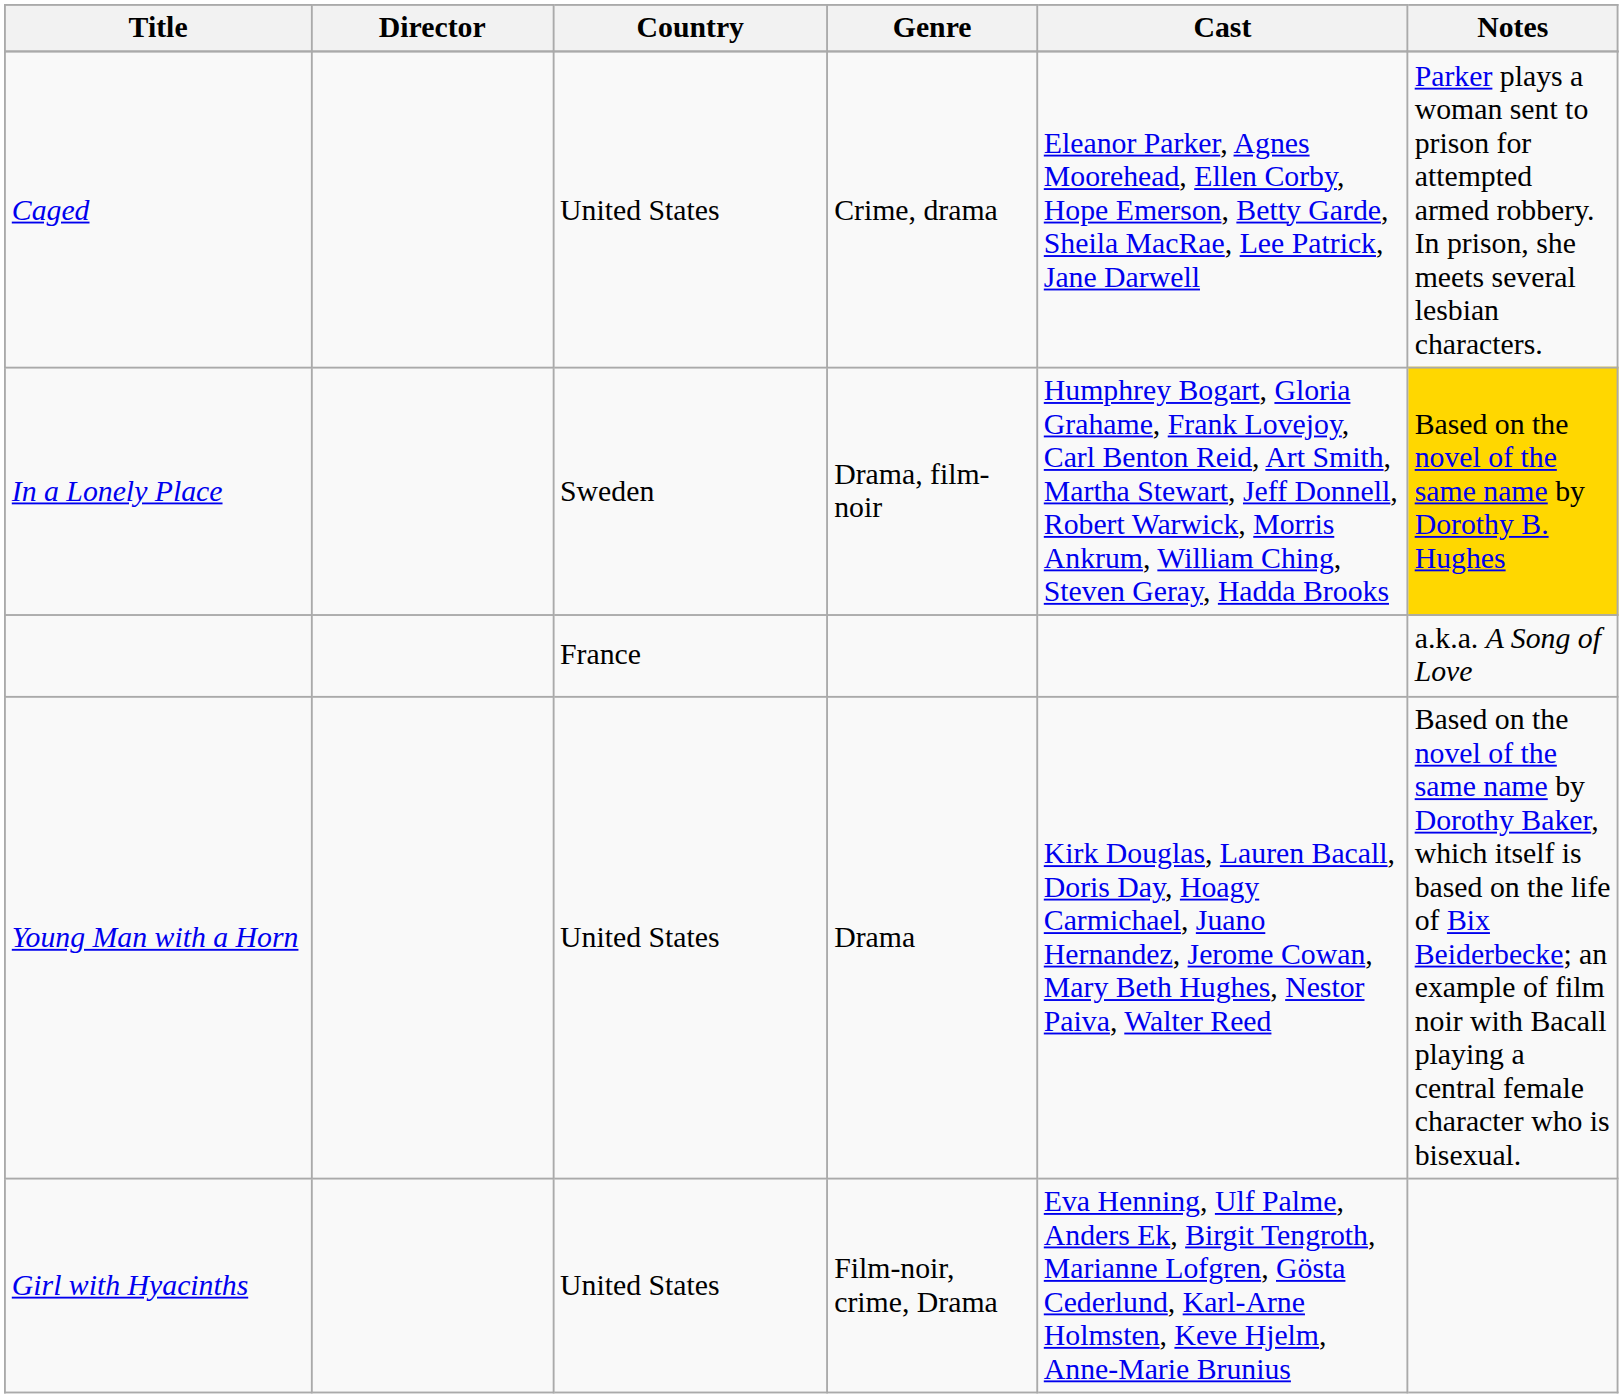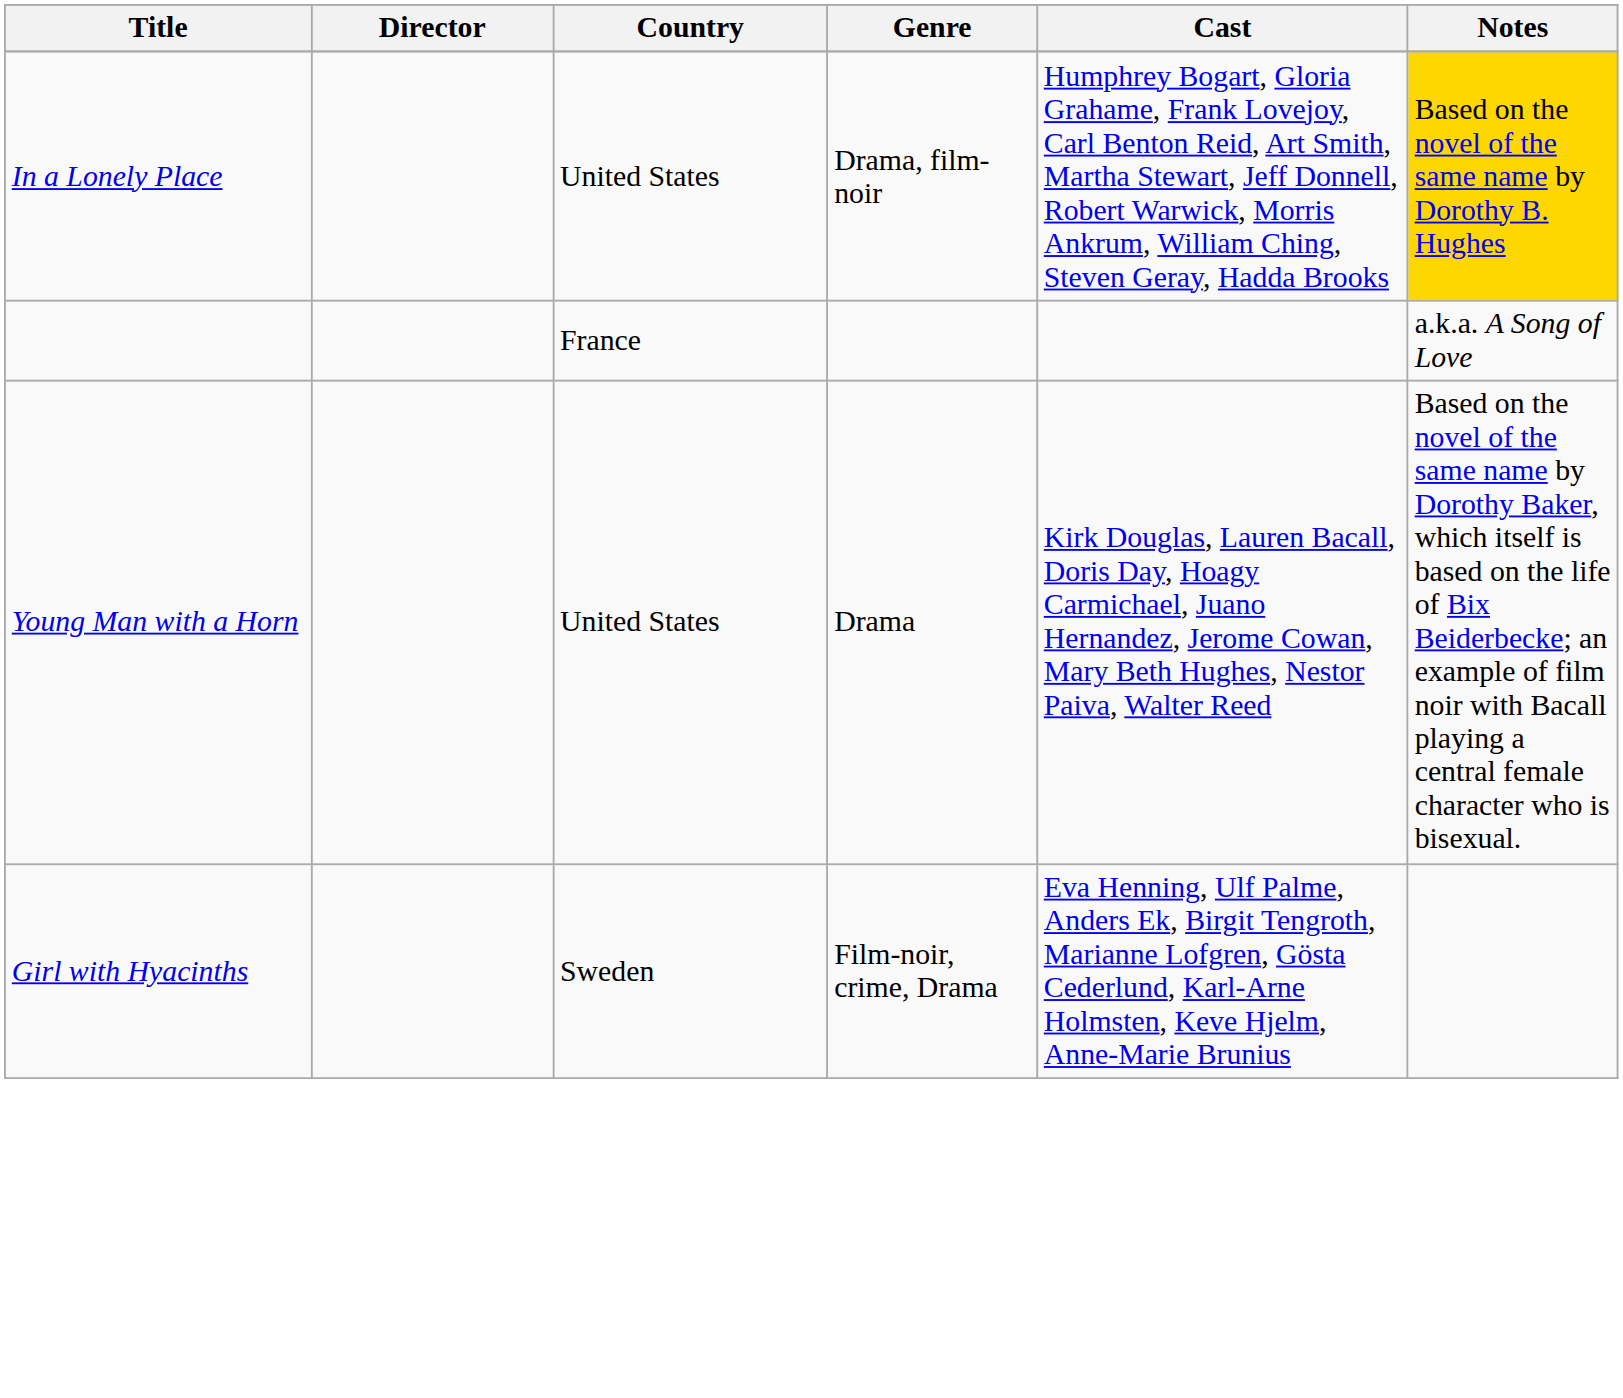- row: (51, 209)
(607, 490) Sweden -> (640, 175) United States
(640, 1285) United States -> (607, 970) Sweden
